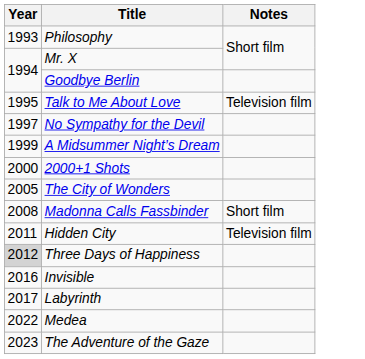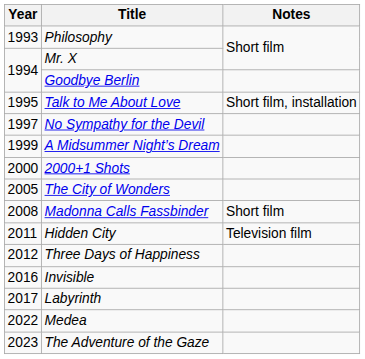(269, 102) Television film -> (291, 102) Short film, installation
(23, 255) lightgrey background -> (23, 255) no background
